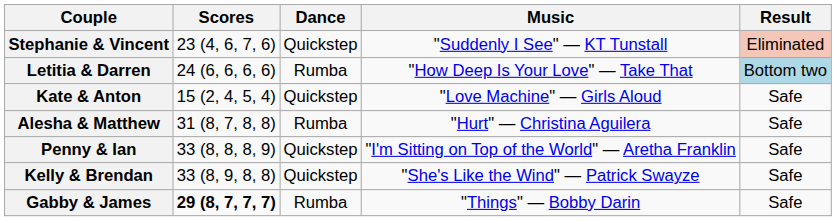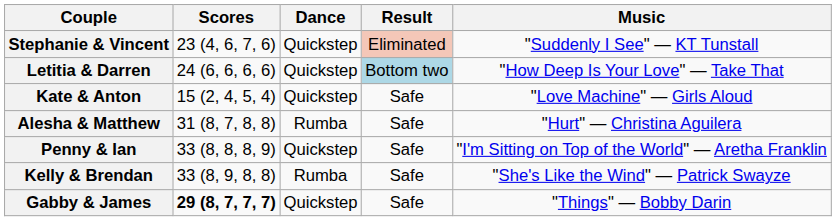columns swapped: (551, 17) <-> (785, 17)
(321, 70) Rumba -> (321, 70) Quickstep
(321, 176) Quickstep -> (321, 176) Rumba
(321, 202) Rumba -> (321, 202) Quickstep
